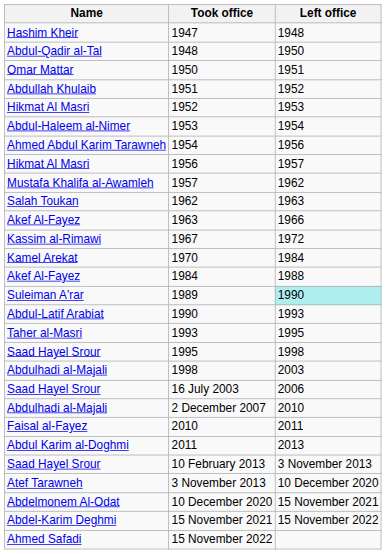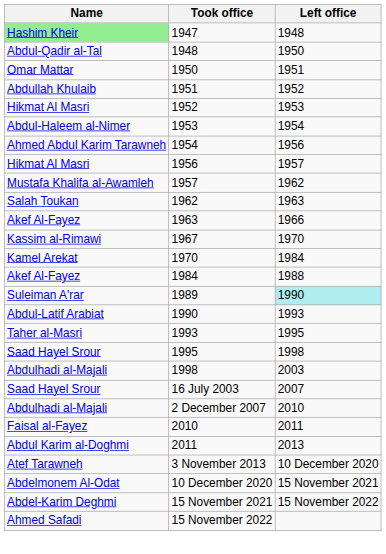(43, 32) no background -> (43, 32) lightgreen background
(291, 239) 1972 -> (291, 239) 1970
(291, 389) 2006 -> (291, 389) 2007
- row: (218, 464)
